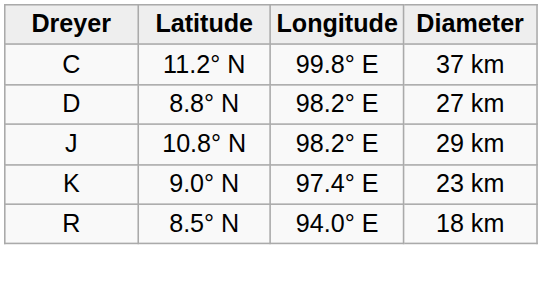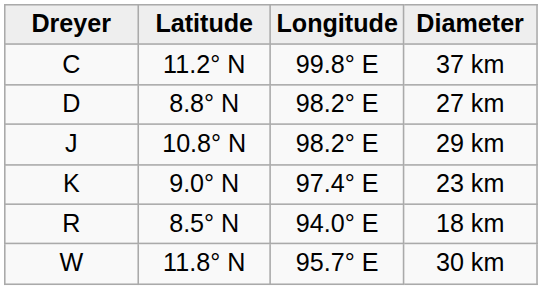+ row: (470, 263)
